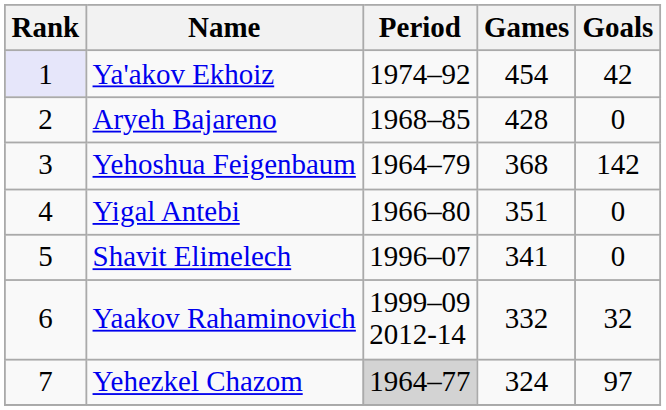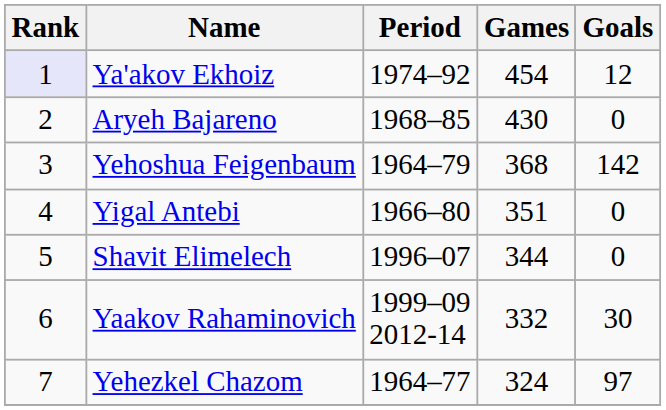(618, 73) 42 -> (618, 73) 12
(527, 119) 428 -> (527, 119) 430
(527, 257) 341 -> (527, 257) 344
(618, 319) 32 -> (618, 319) 30
(420, 381) lightgrey background -> (420, 381) no background
